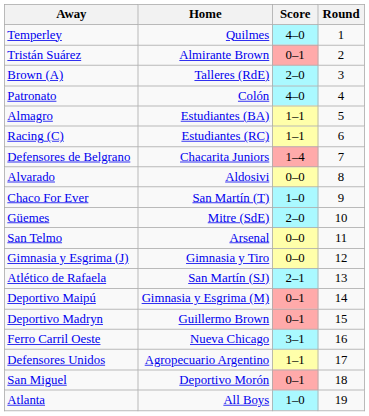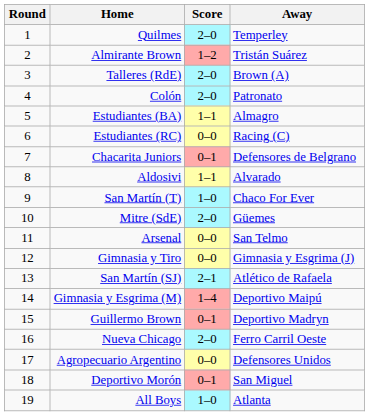columns swapped: (341, 14) <-> (71, 14)
(295, 34) 4–0 -> (207, 34) 2–0
(295, 55) 0–1 -> (207, 55) 1–2
(295, 95) 4–0 -> (207, 95) 2–0
(295, 136) 1–1 -> (207, 136) 0–0
(295, 156) 1–4 -> (207, 156) 0–1
(295, 177) 0–0 -> (207, 177) 1–1
(295, 298) 0–1 -> (207, 298) 1–4
(295, 339) 3–1 -> (207, 339) 2–0
(295, 359) 1–1 -> (207, 359) 0–0
